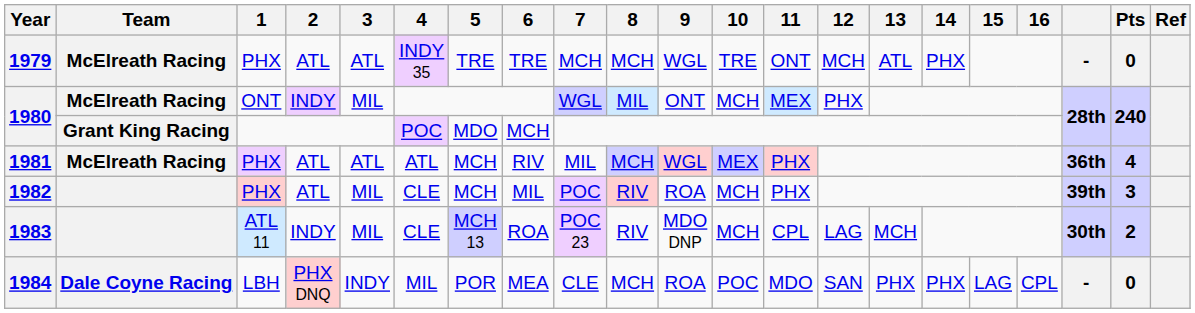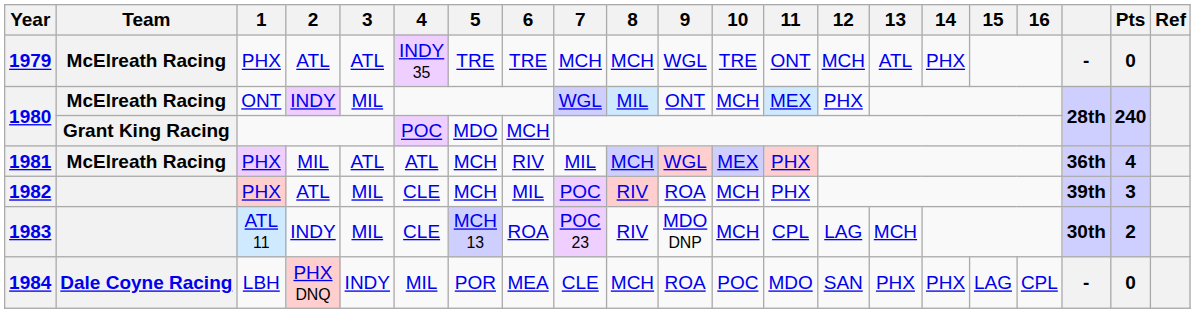(313, 161) ATL -> (313, 161) MIL
